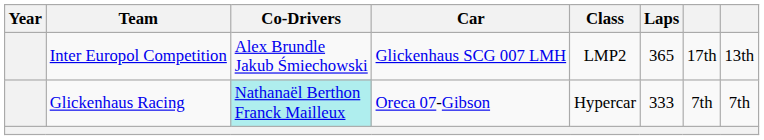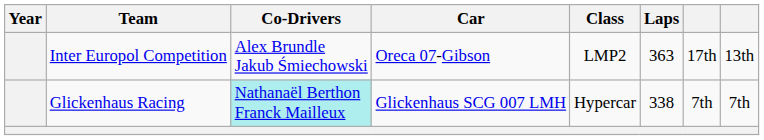(471, 56) Glickenhaus SCG 007 LMH -> (433, 56) Oreca 07-Gibson
(662, 56) 365 -> (662, 56) 363
(433, 103) Oreca 07-Gibson -> (471, 103) Glickenhaus SCG 007 LMH
(662, 103) 333 -> (662, 103) 338
